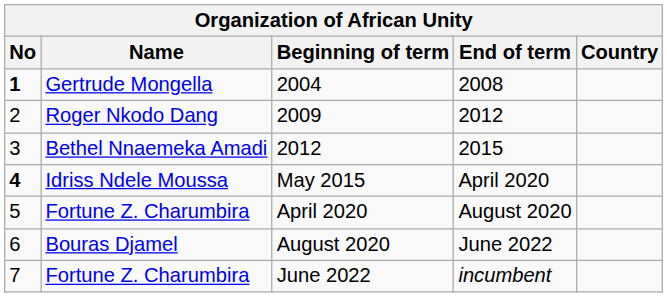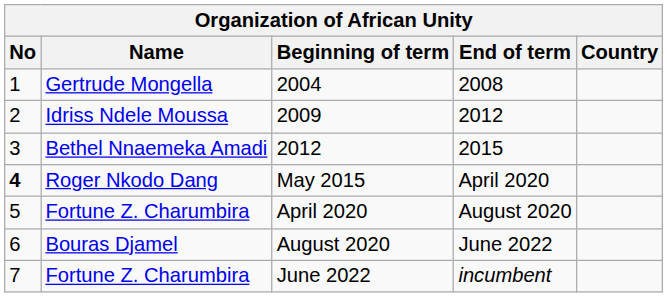(15, 84) bold -> (15, 84) normal
(132, 116) Roger Nkodo Dang -> (137, 116) Idriss Ndele Moussa
(137, 180) Idriss Ndele Moussa -> (132, 180) Roger Nkodo Dang
